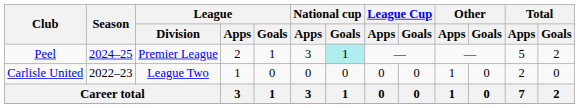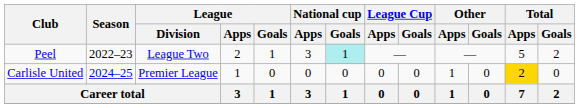(111, 53) 2024–25 -> (111, 53) 2022–23
(178, 53) Premier League -> (178, 53) League Two
(111, 73) 2022–23 -> (111, 73) 2024–25
(178, 73) League Two -> (178, 73) Premier League
(522, 73) no background -> (522, 73) gold background
